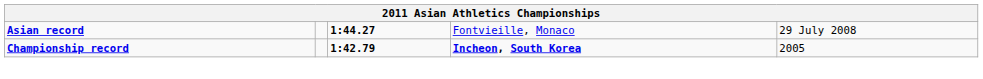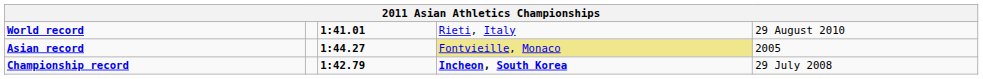+ row: (45, 30)
(514, 30) no background -> (500, 48) khaki background
(818, 30) 29 July 2008 -> (768, 48) 2005
(792, 48) 2005 -> (794, 65) 29 July 2008
